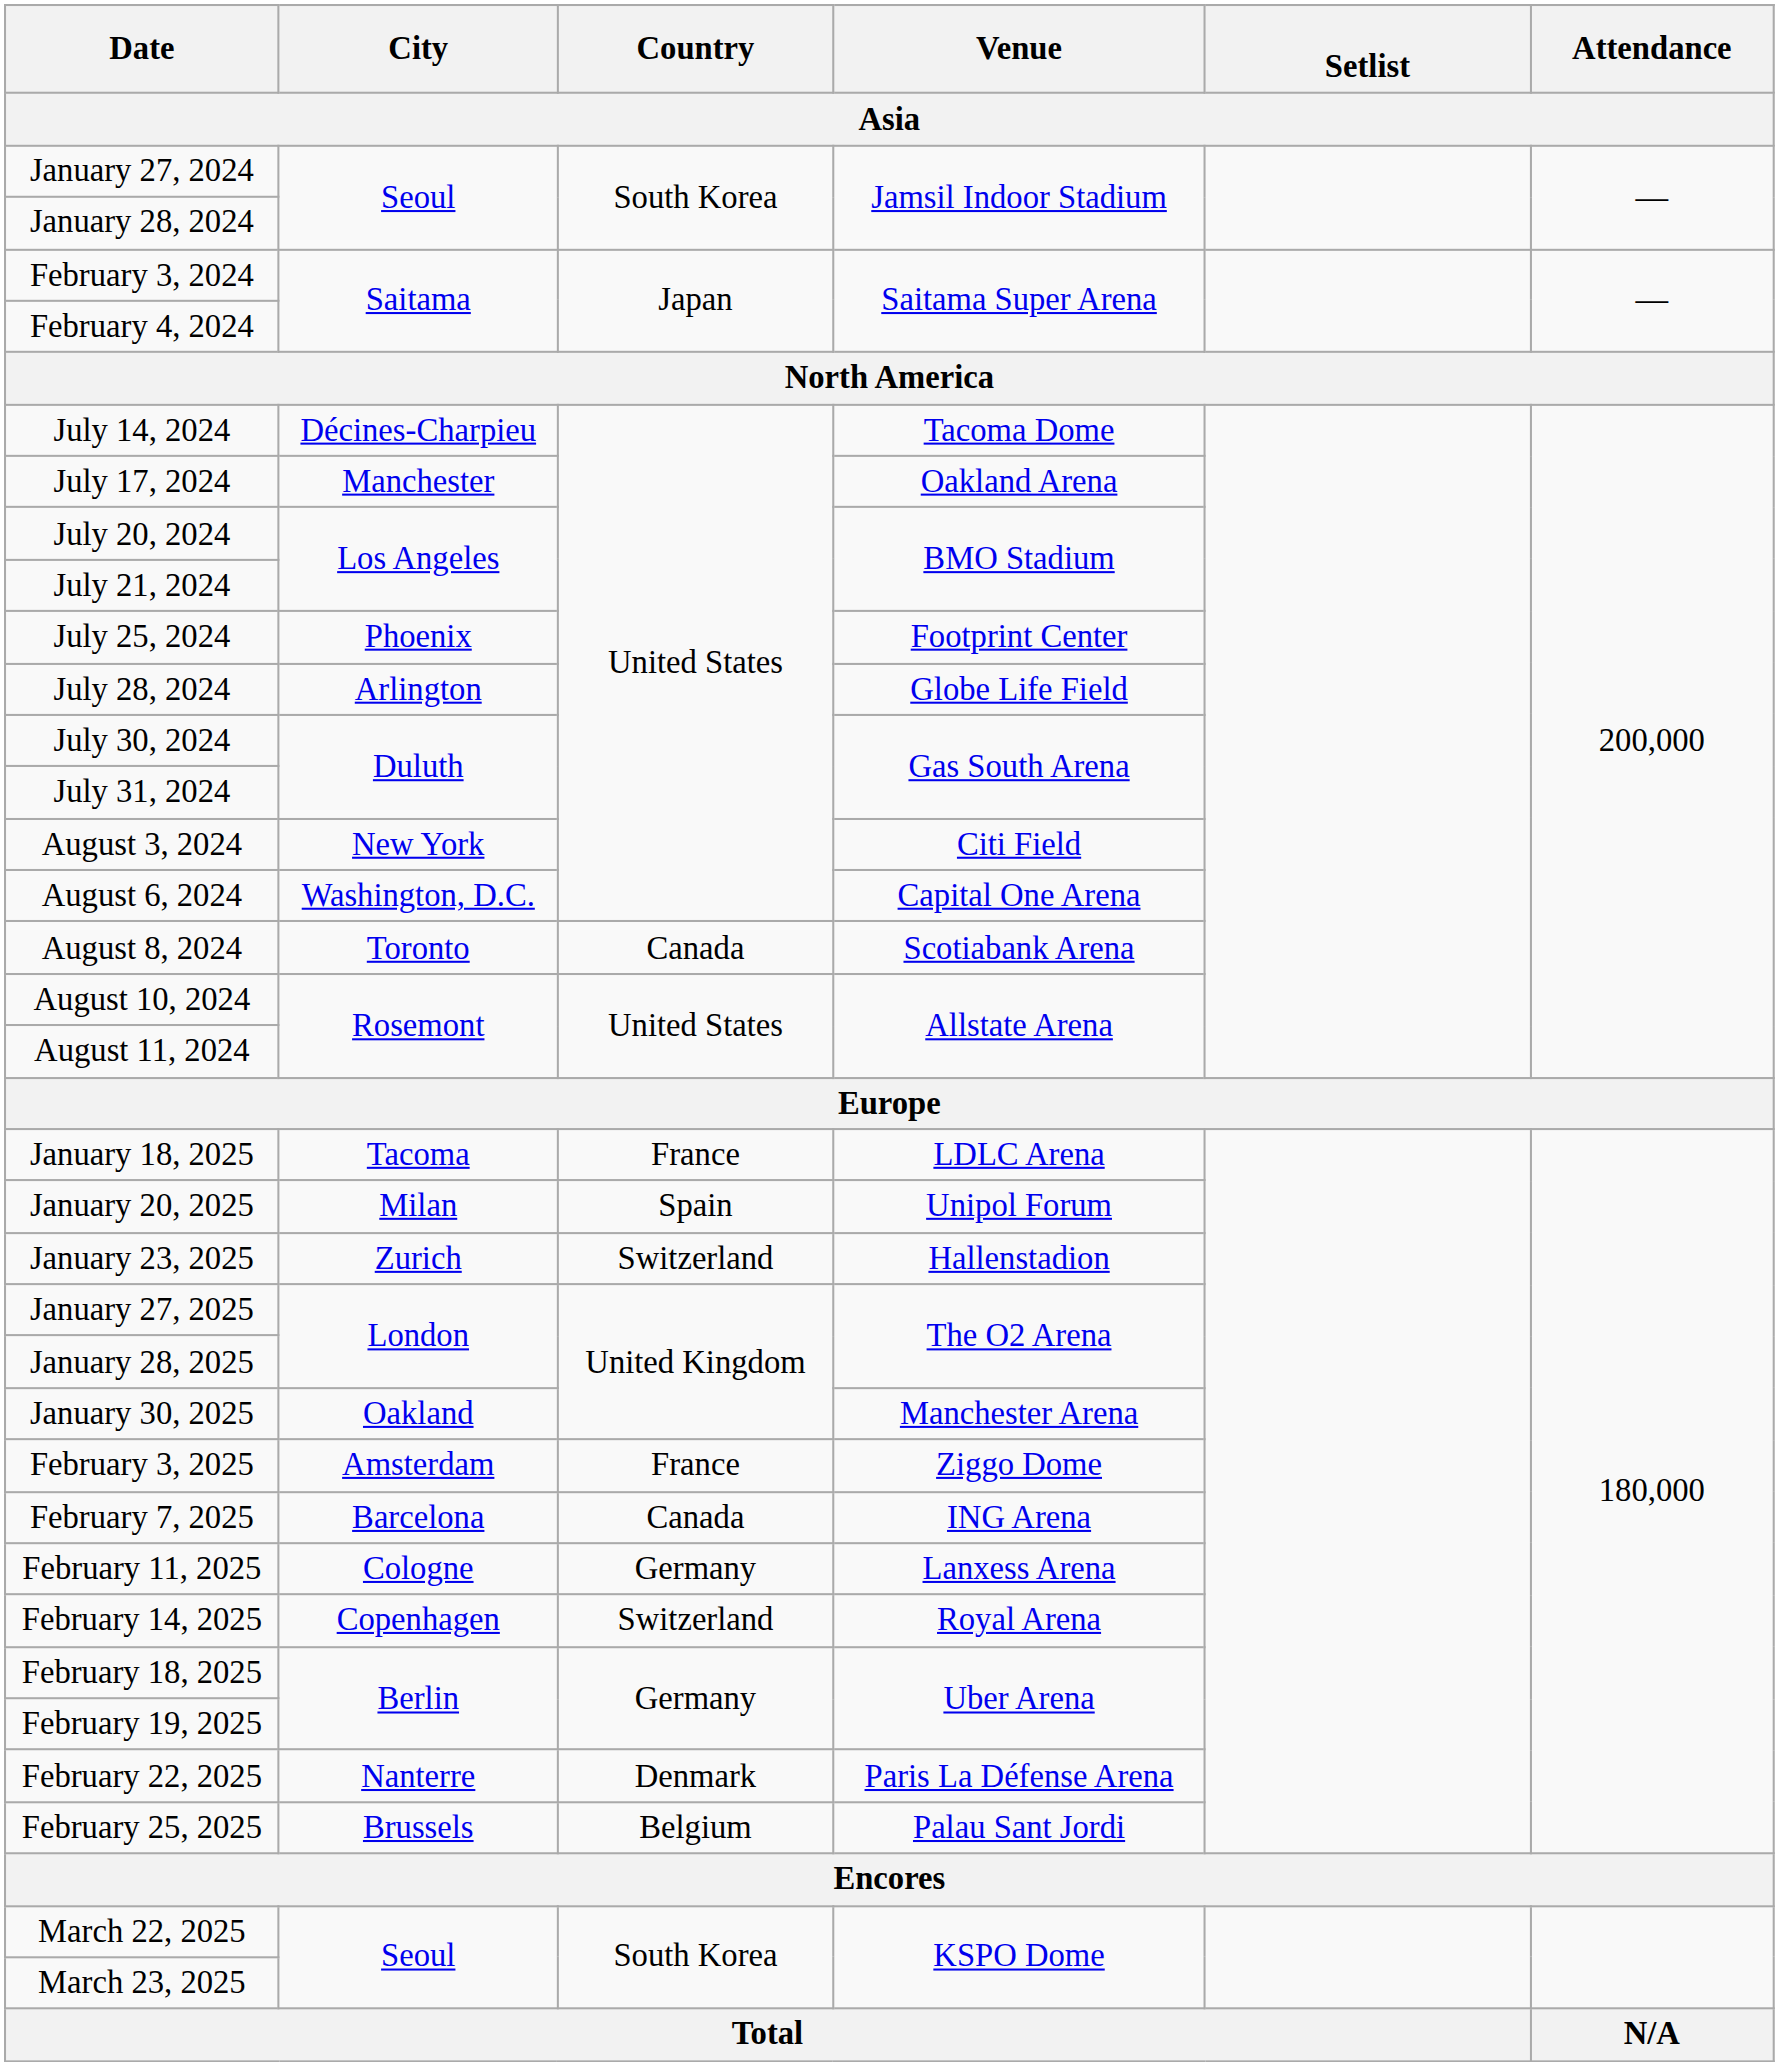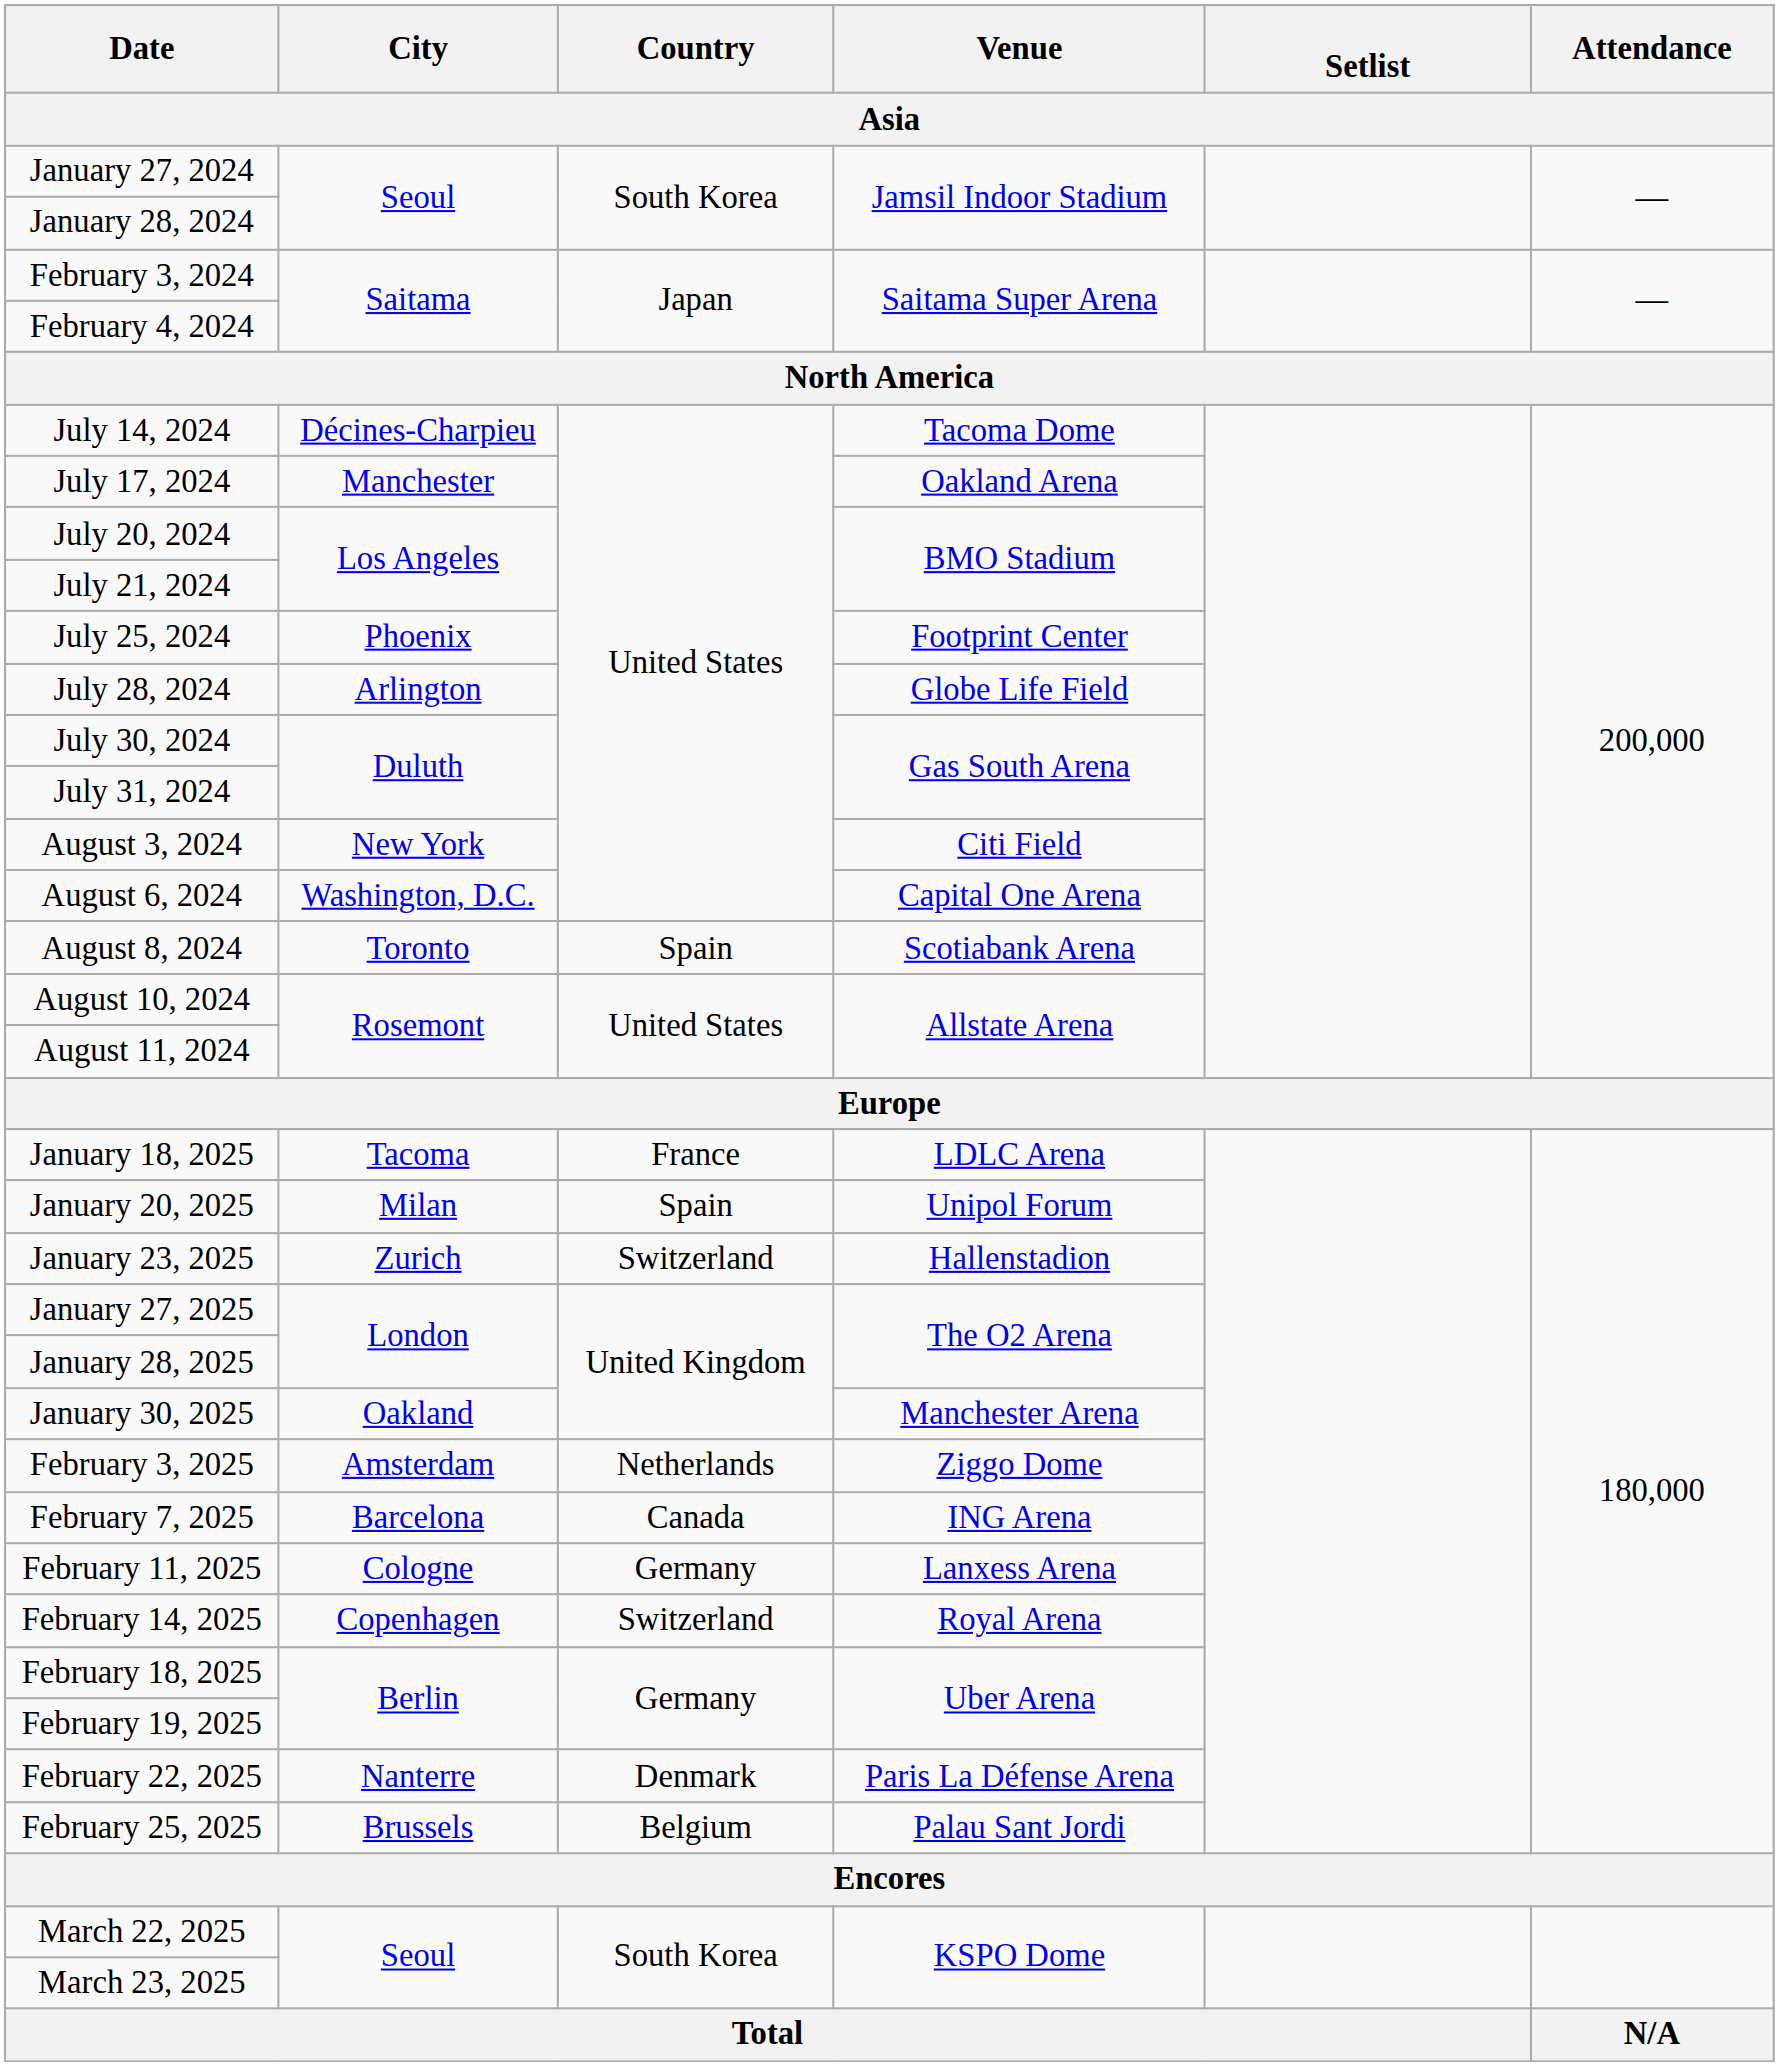(695, 947) Canada -> (696, 947) Spain
(695, 1464) France -> (696, 1464) Netherlands
